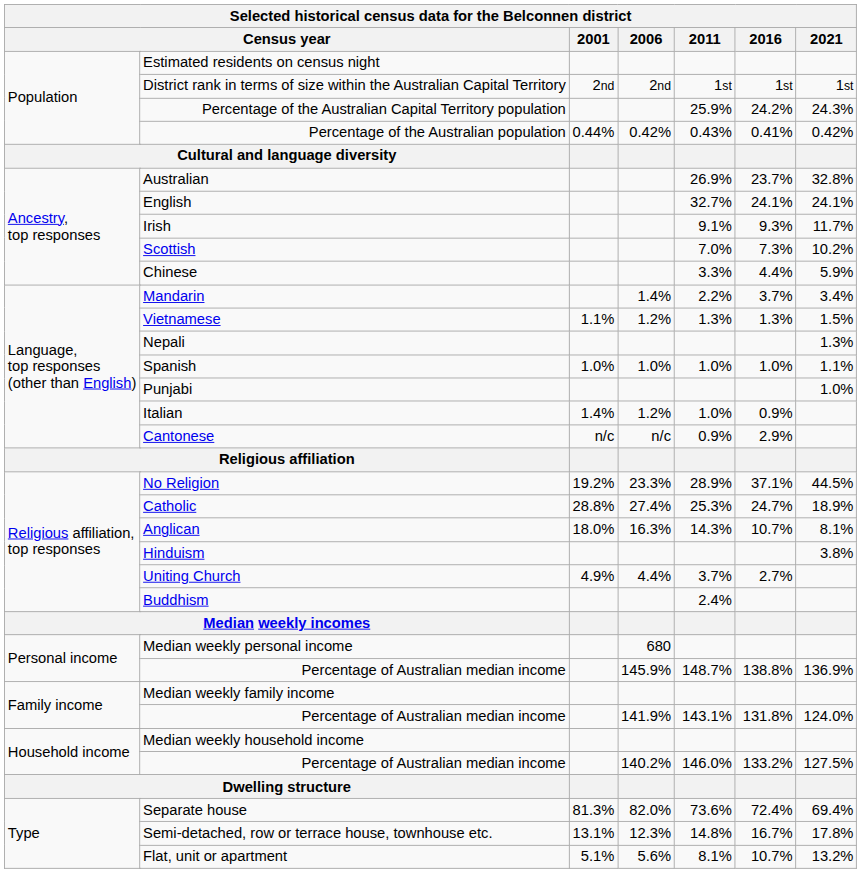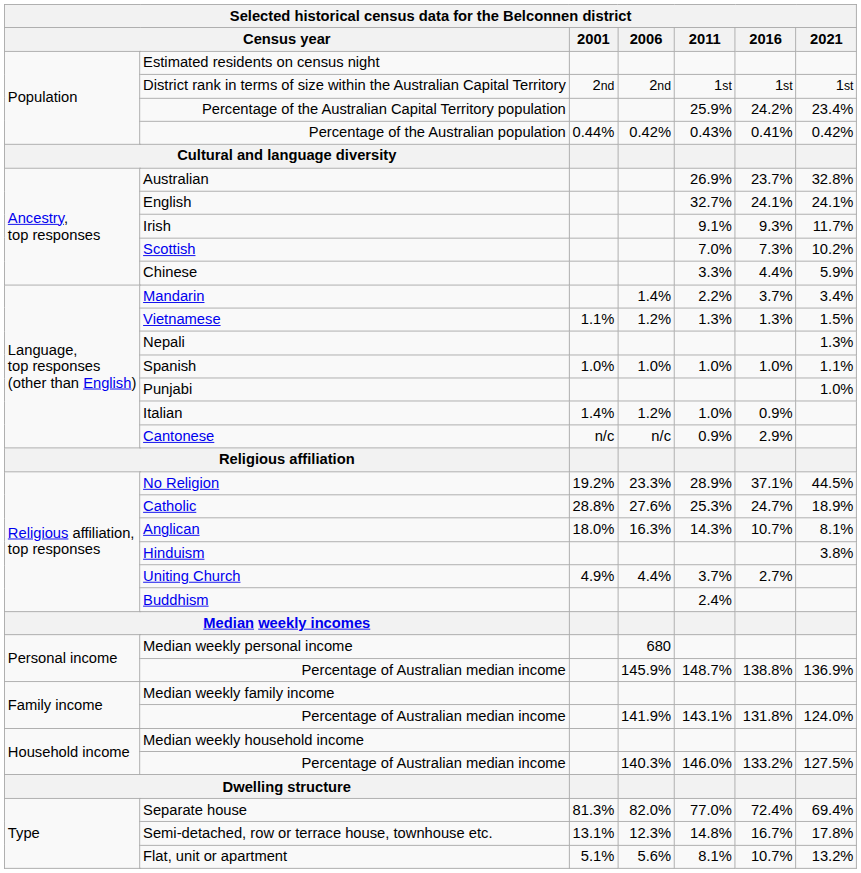(833, 109) 24.3% -> (833, 109) 23.4%
(648, 506) 27.4% -> (648, 506) 27.6%
(646, 763) 140.2% -> (646, 763) 140.3%
(709, 809) 73.6% -> (709, 809) 77.0%
